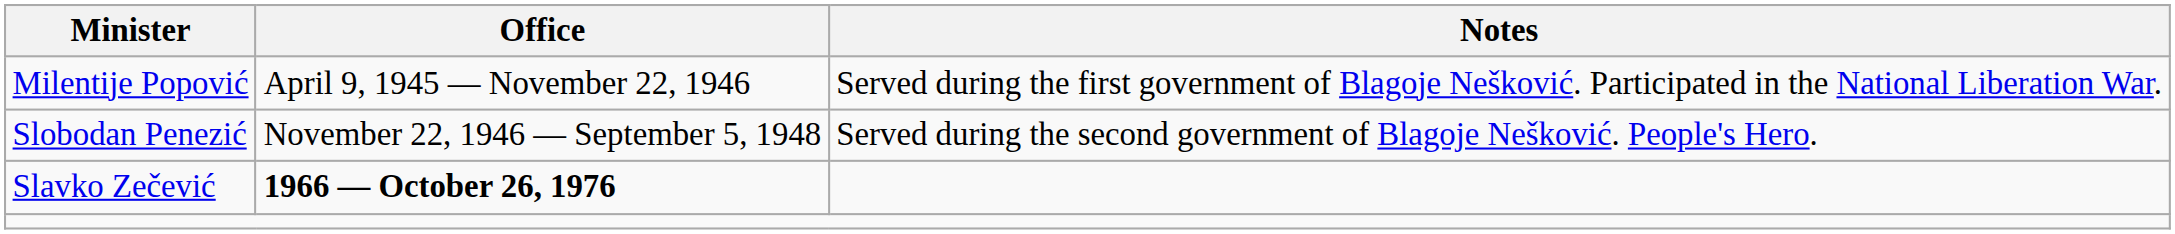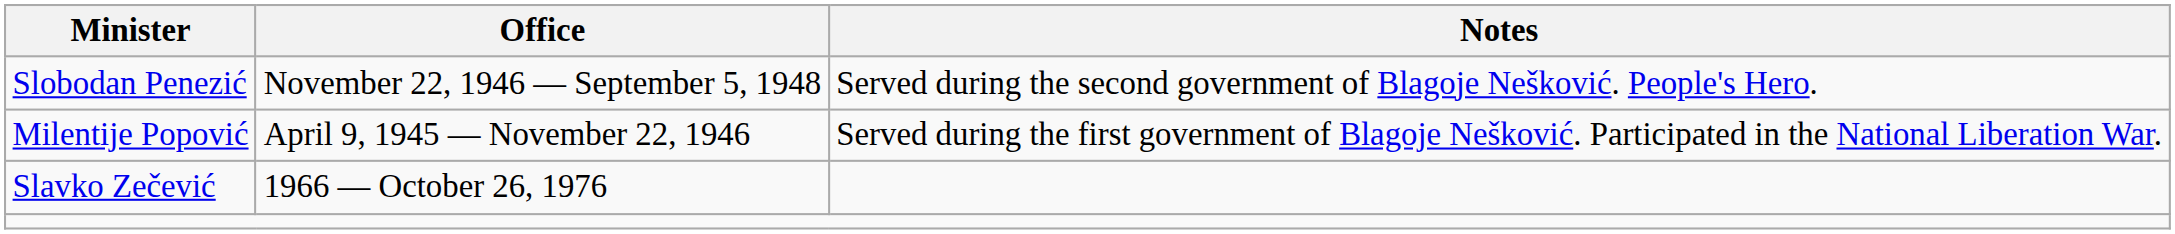rows swapped: (131, 82) <-> (130, 134)
(440, 186) bold -> (435, 186) normal
